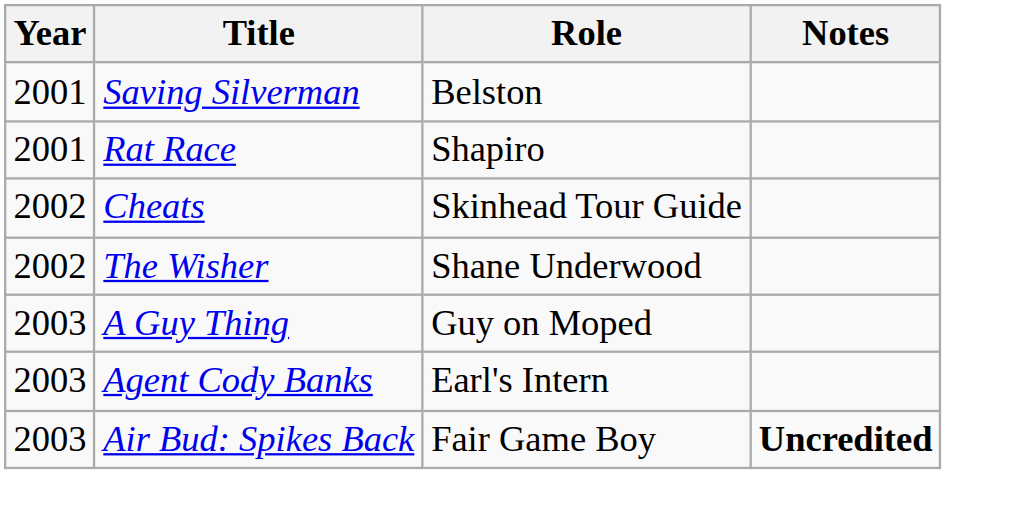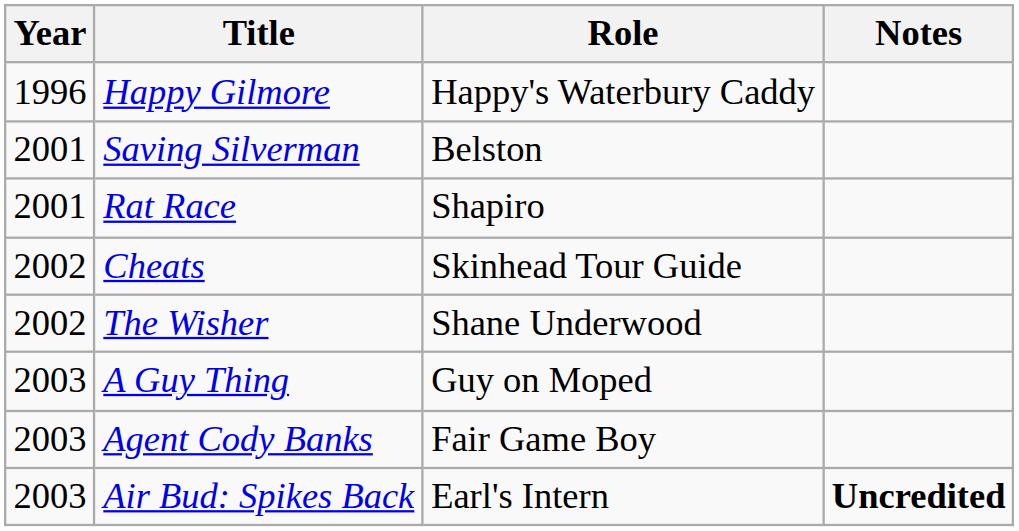+ row: (217, 91)
(520, 380) Earl's Intern -> (544, 438) Fair Game Boy
(544, 438) Fair Game Boy -> (520, 496) Earl's Intern
